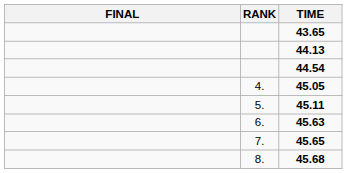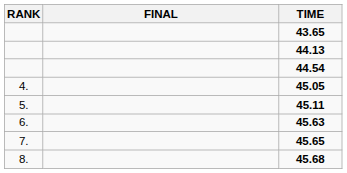columns swapped: (260, 14) <-> (122, 14)
